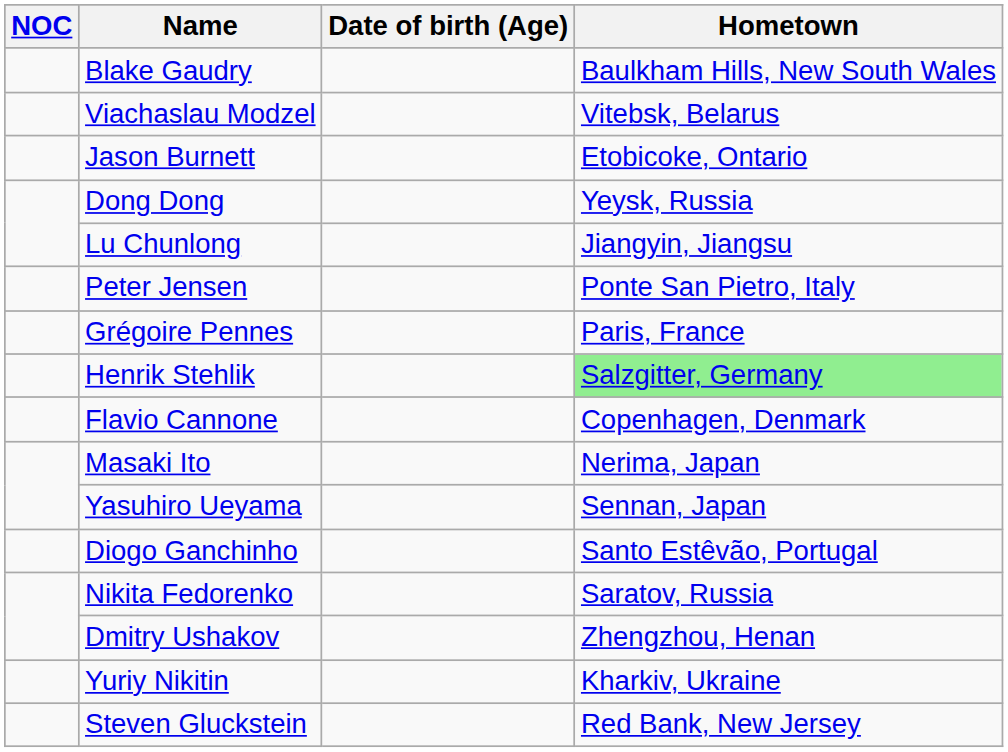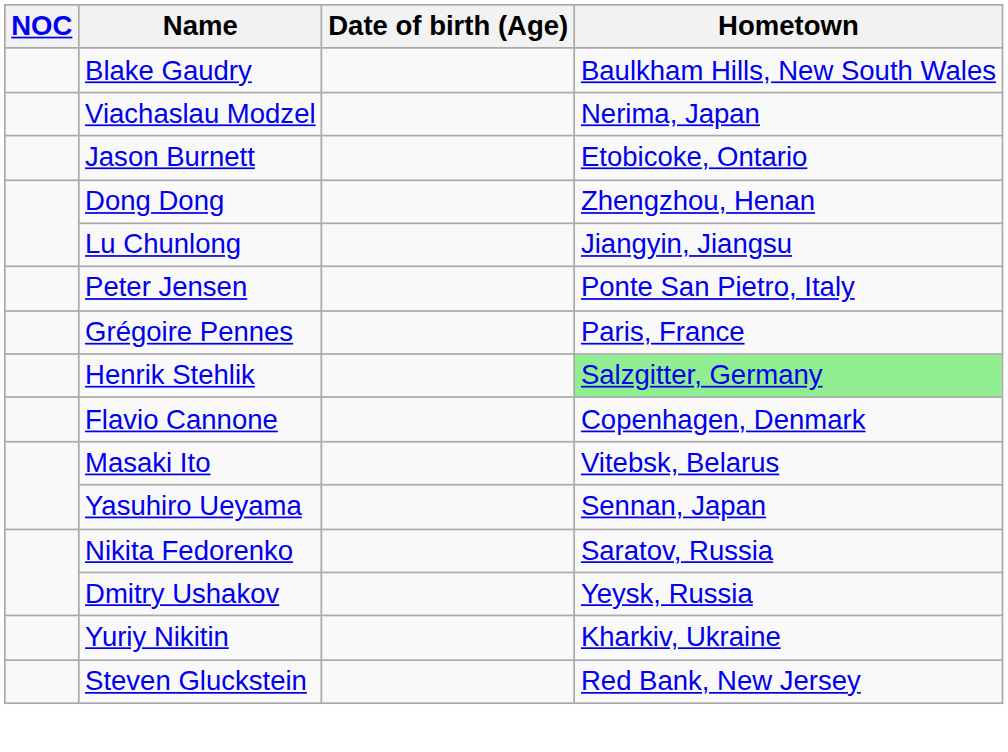(680, 113) Vitebsk, Belarus -> (670, 113) Nerima, Japan
(667, 200) Yeysk, Russia -> (698, 200) Zhengzhou, Henan
(670, 462) Nerima, Japan -> (680, 462) Vitebsk, Belarus
- row: (191, 550)
(698, 637) Zhengzhou, Henan -> (667, 593) Yeysk, Russia
